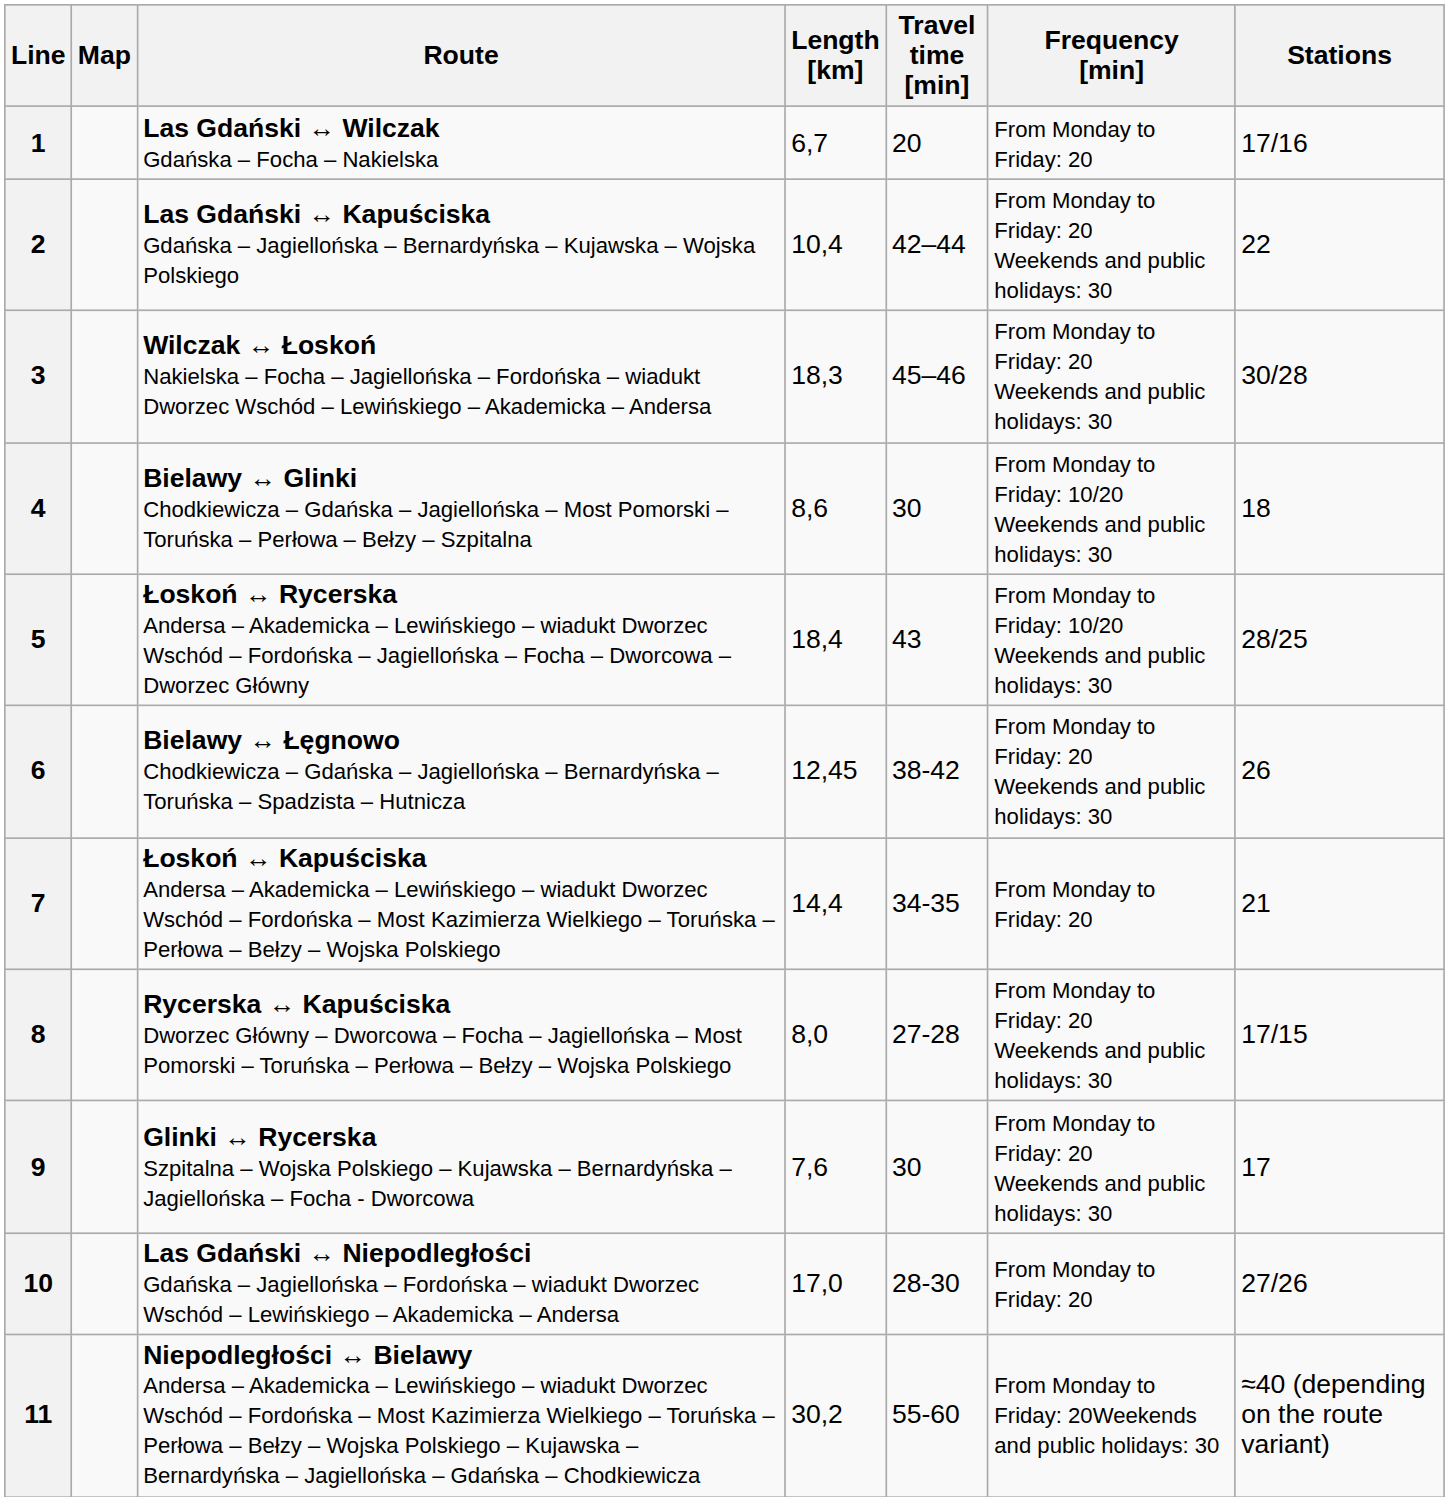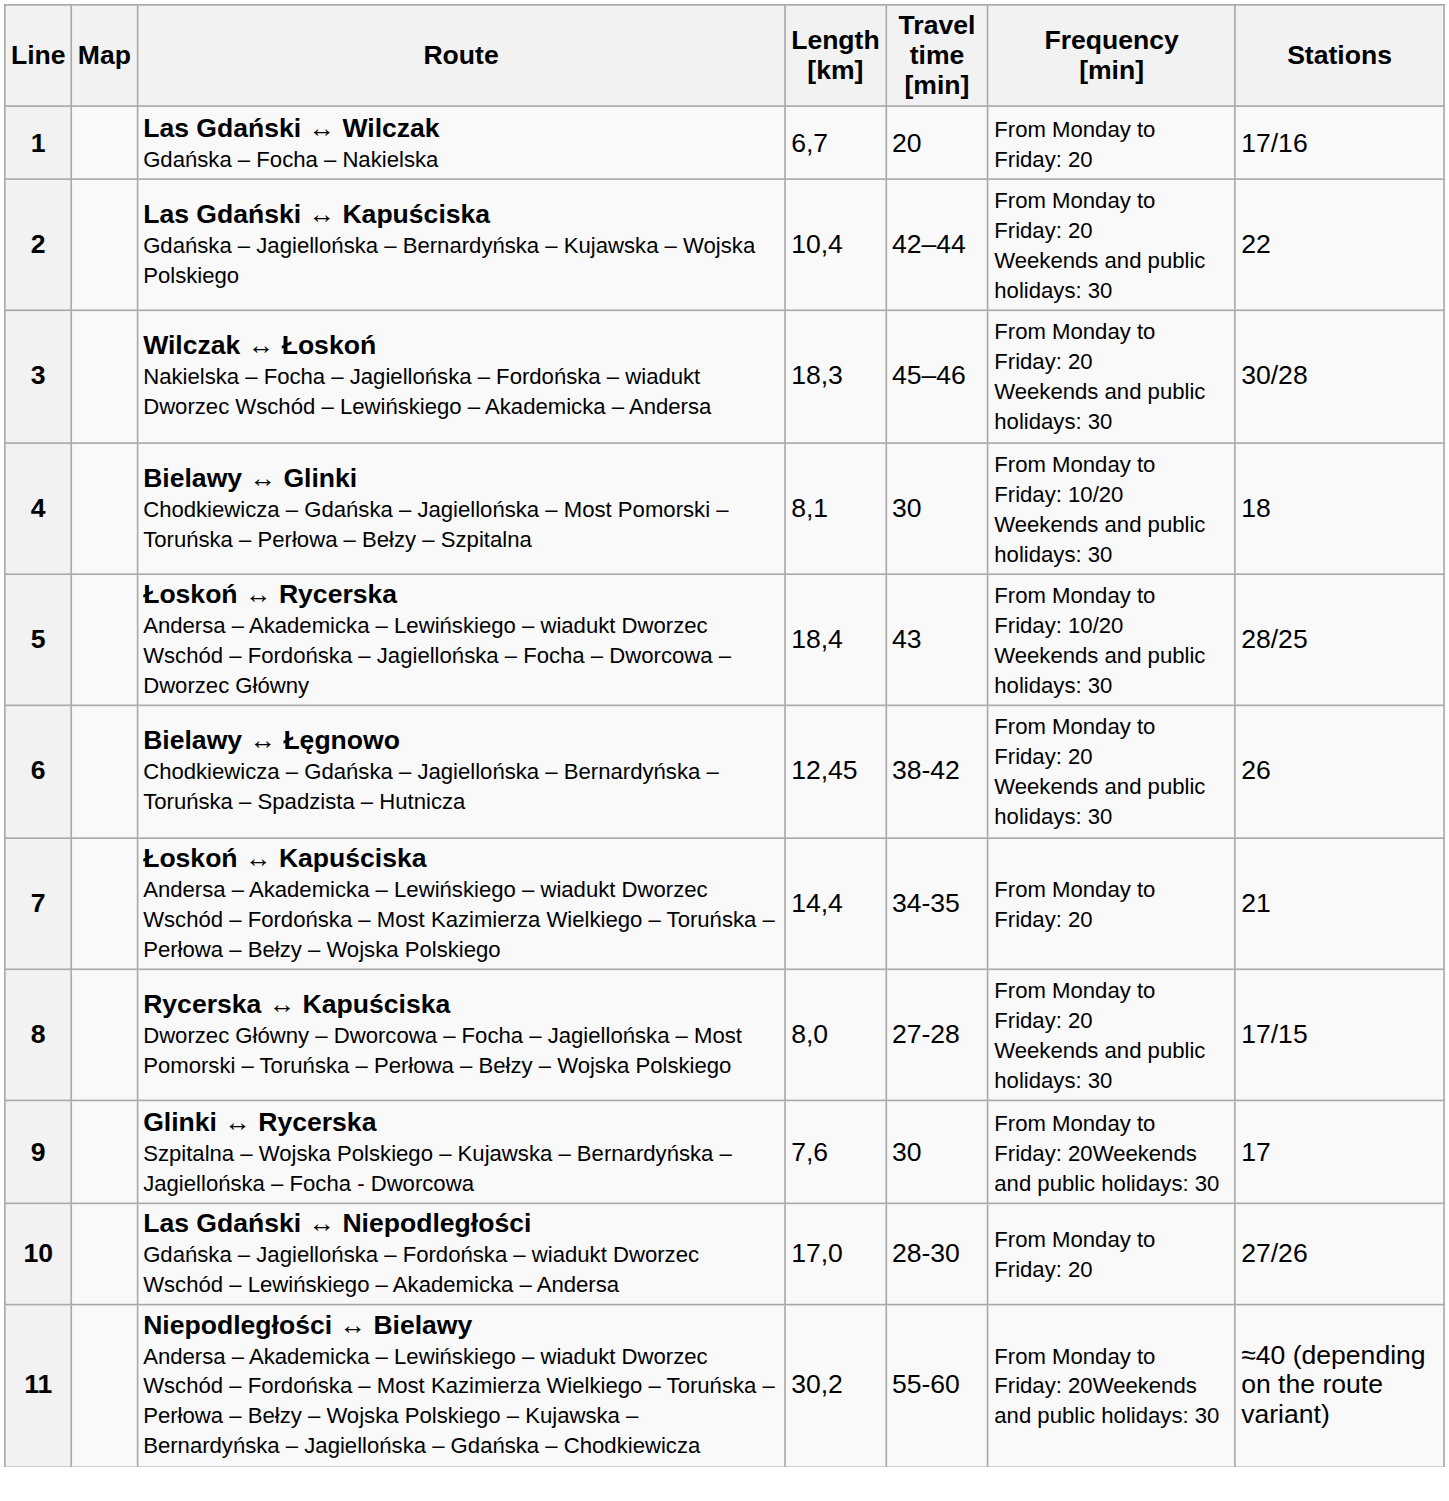(810, 507) 8,6 -> (810, 507) 8,1
(1100, 1168) From Monday to Friday: 20 Weekends and public holidays: 30 -> (1107, 1153) From Monday to Friday: 20Weekends and public holidays: 30
